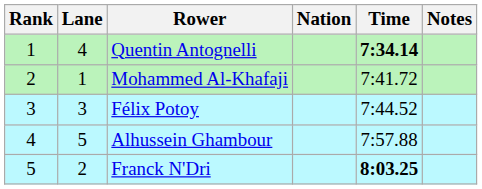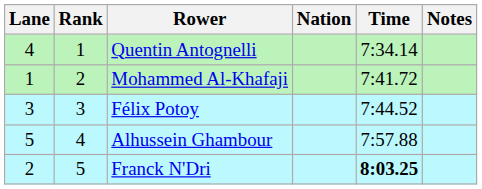columns swapped: (31, 19) <-> (82, 19)
(389, 49) bold -> (389, 49) normal
